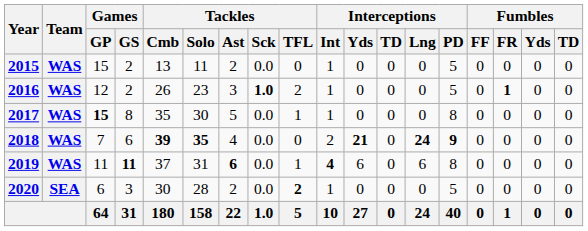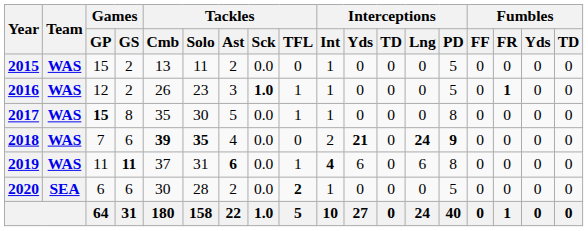(298, 90) 2 -> (298, 90) 1
(129, 189) 3 -> (129, 189) 6
